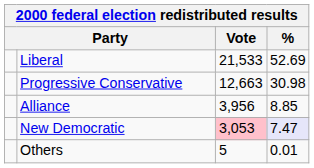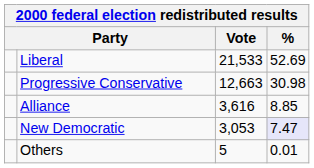(237, 106) 3,956 -> (237, 106) 3,616
(237, 128) pink background -> (237, 128) no background
